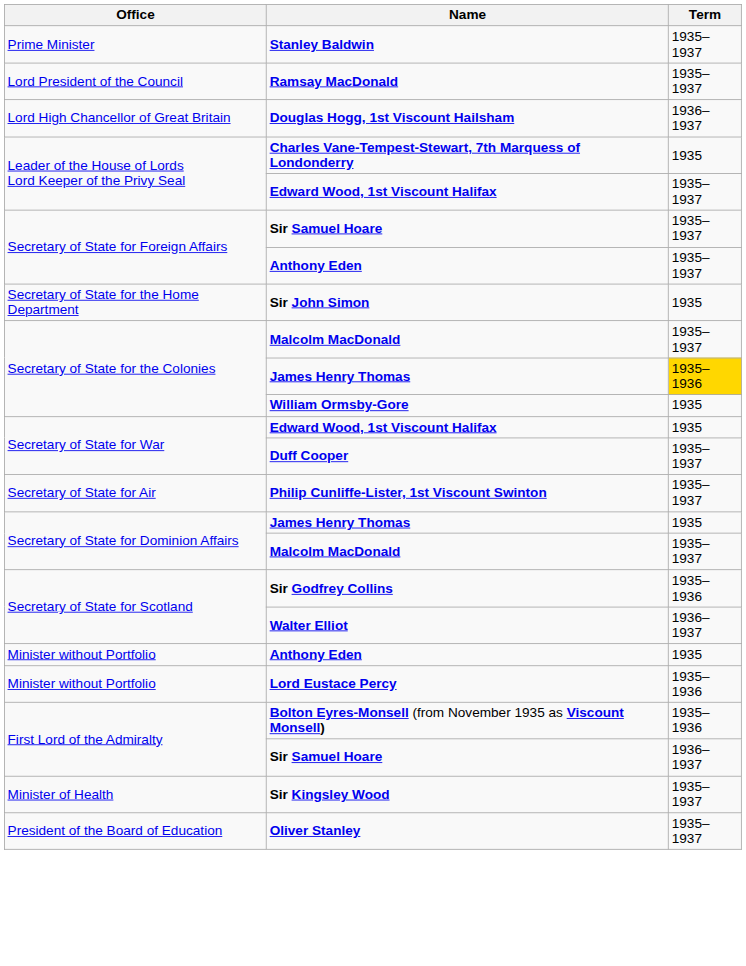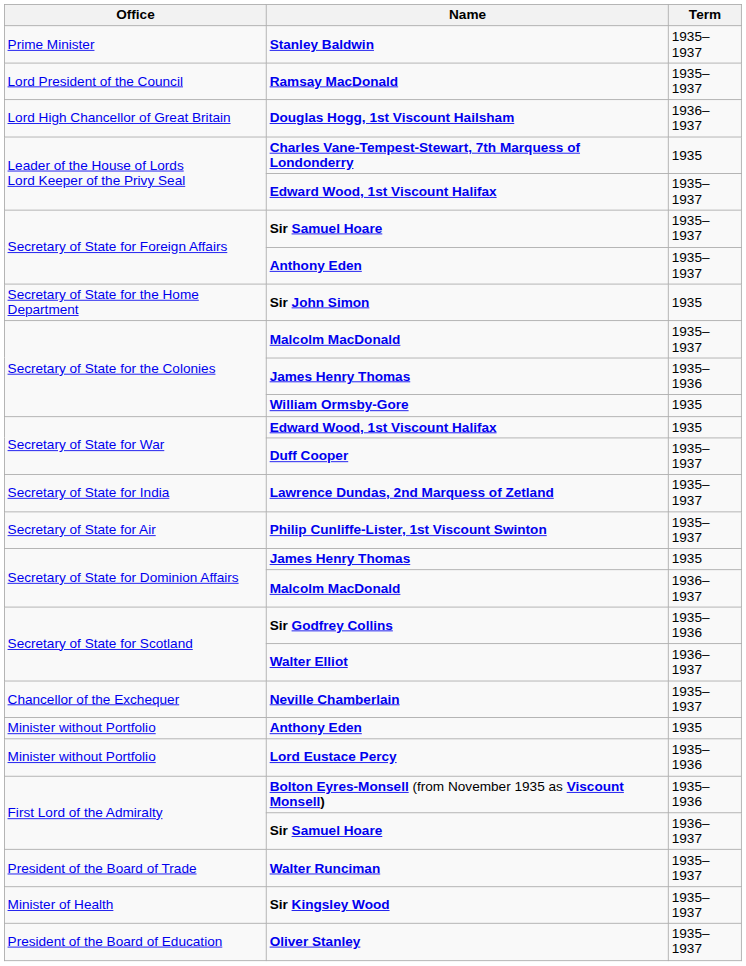(691, 376) gold background -> (691, 376) no background
+ row: (88, 493)
(691, 551) 1935–1937 -> (691, 588) 1936–1937
+ row: (93, 699)
+ row: (102, 868)
